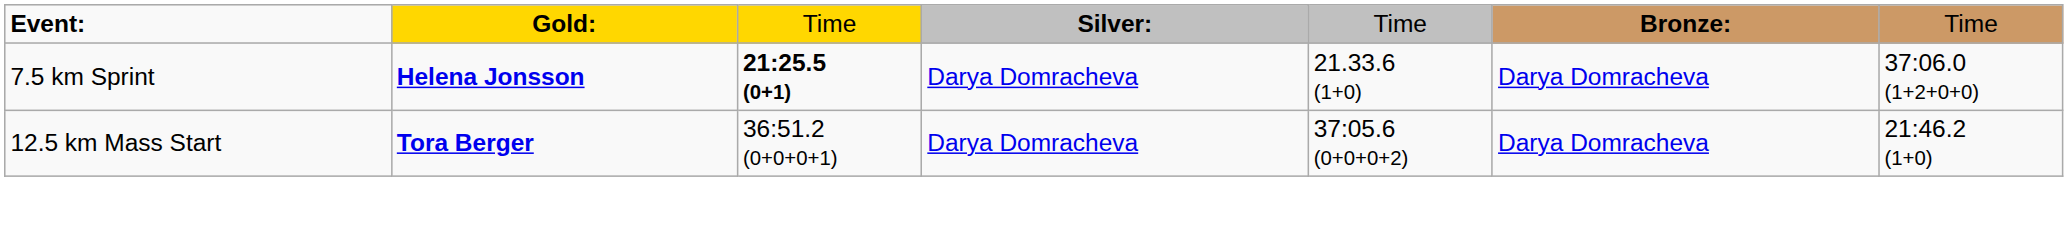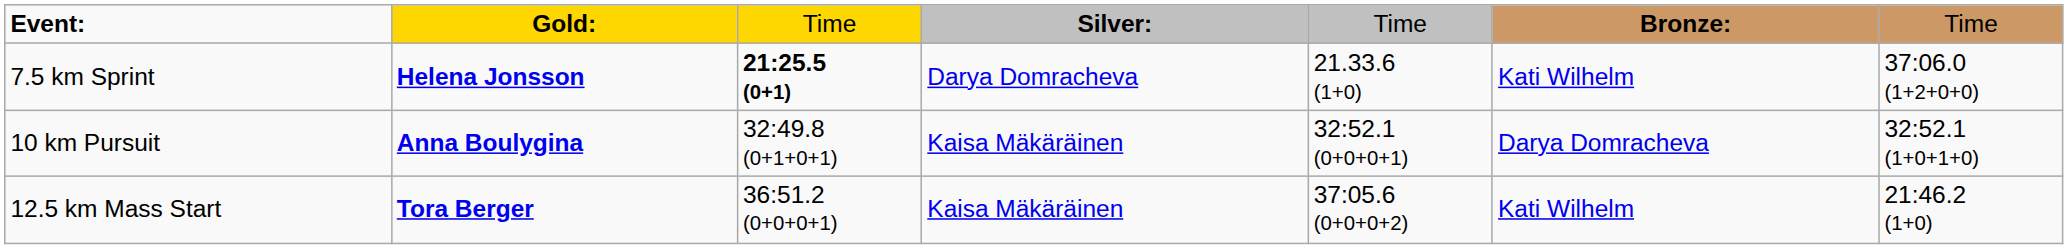(1603, 76) Darya Domracheva -> (1566, 76) Kati Wilhelm
+ row: (85, 142)
(1033, 142) Darya Domracheva -> (1025, 209) Kaisa Mäkäräinen
(1603, 142) Darya Domracheva -> (1566, 209) Kati Wilhelm
